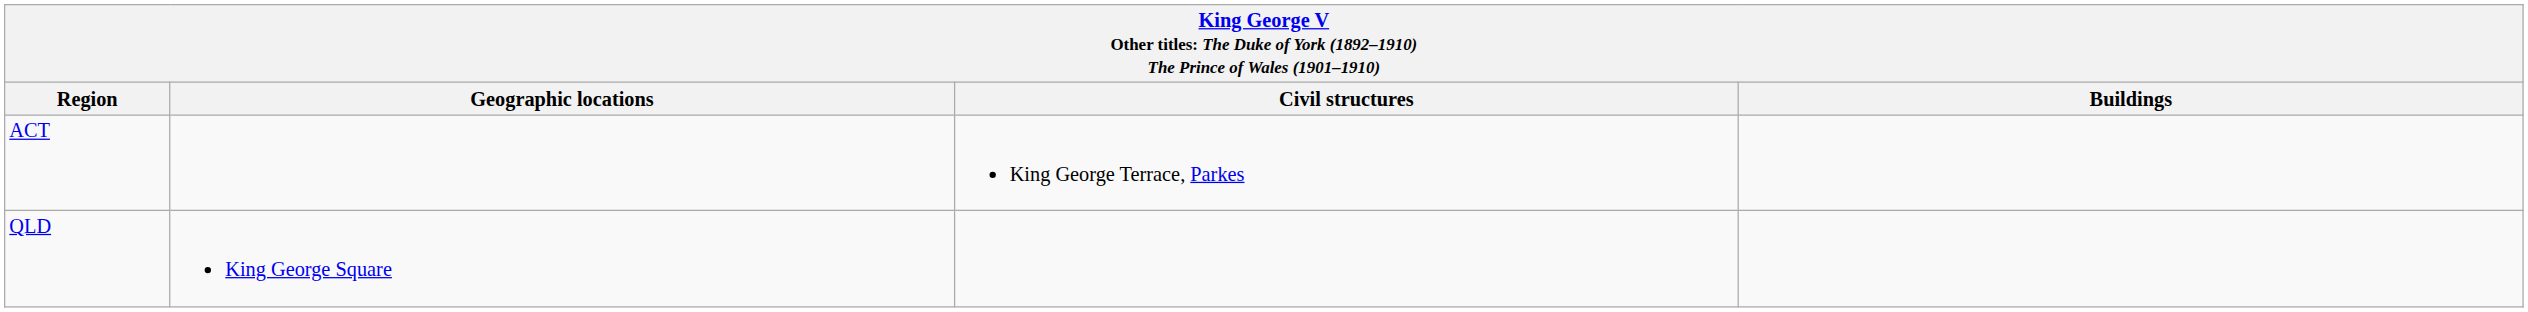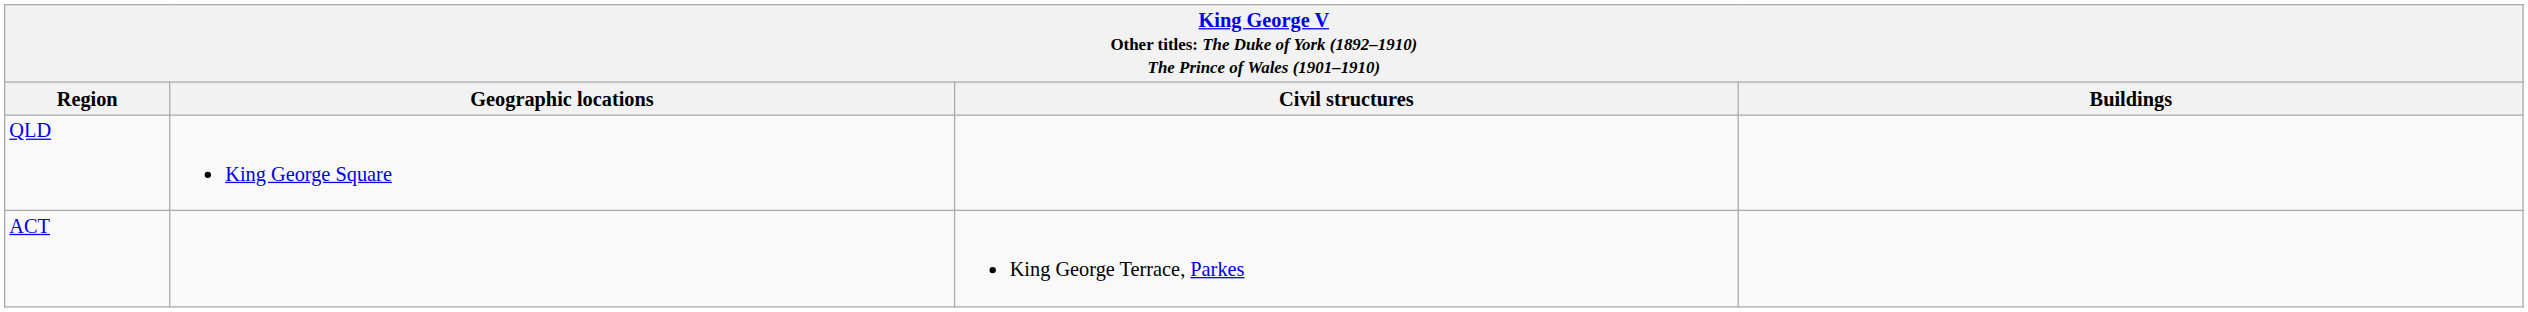rows swapped: (30, 130) <-> (30, 226)
